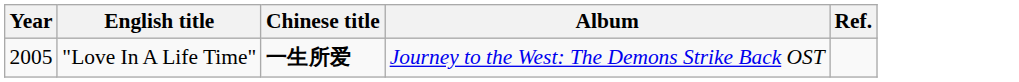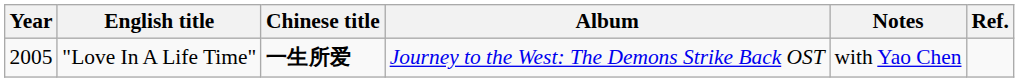+ column: (898, 21)
